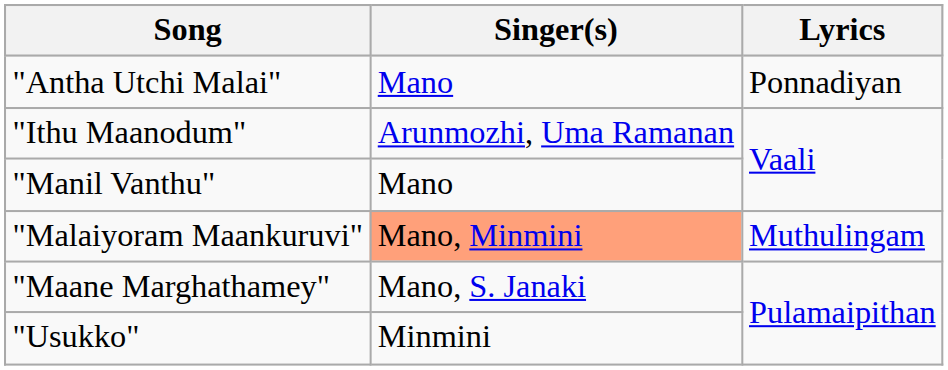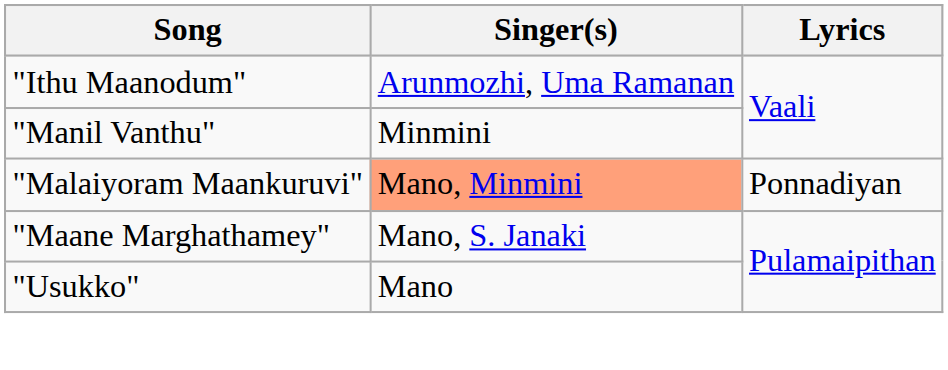- row: (147, 81)
(415, 183) Mano -> (434, 132) Minmini
(837, 235) Muthulingam -> (825, 183) Ponnadiyan
(434, 337) Minmini -> (415, 286) Mano
